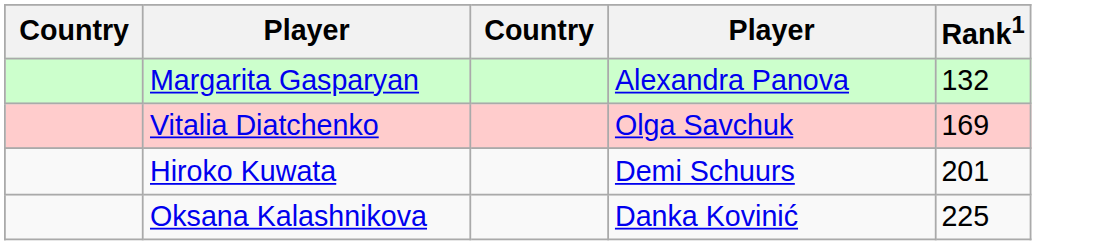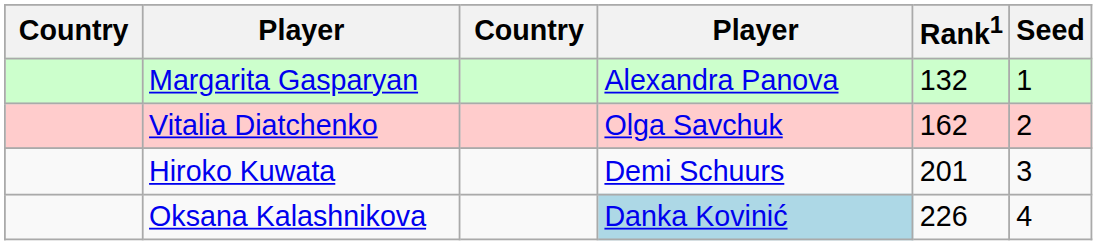+ column: (1051, 31)
(965, 125) 169 -> (944, 125) 162
(706, 216) no background -> (696, 216) lightblue background
(965, 216) 225 -> (944, 216) 226
